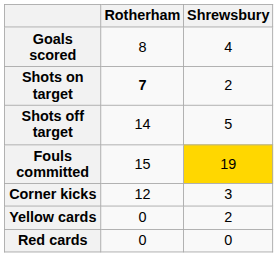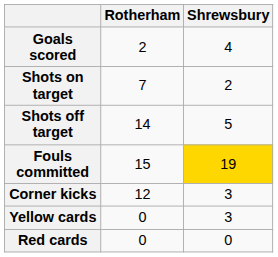(142, 46) 8 -> (142, 46) 2
(142, 85) bold -> (142, 85) normal
(228, 217) 2 -> (228, 217) 3
